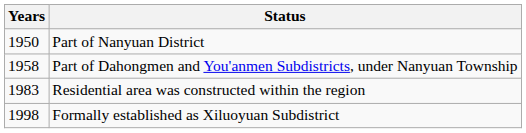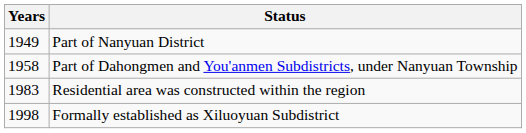(24, 41) 1950 -> (24, 41) 1949
